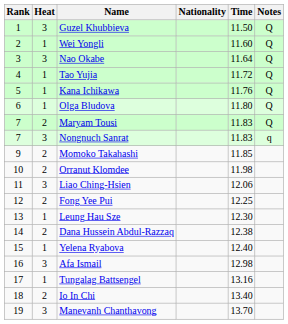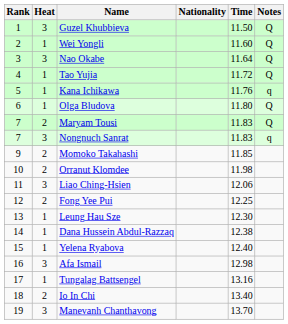(269, 91) Q -> (269, 91) q
(45, 232) 2 -> (45, 232) 1
